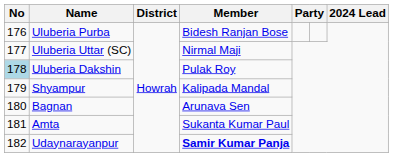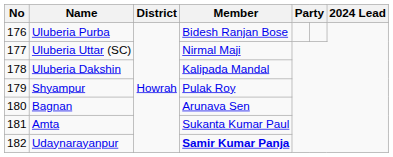(17, 69) lightblue background -> (17, 69) no background
(209, 69) Pulak Roy -> (226, 69) Kalipada Mandal
(226, 87) Kalipada Mandal -> (209, 87) Pulak Roy
